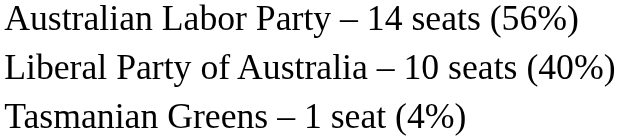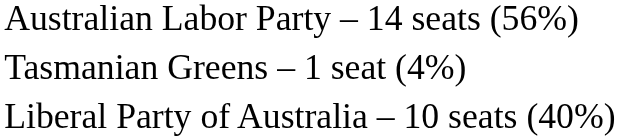rows swapped: (310, 67) <-> (235, 116)
